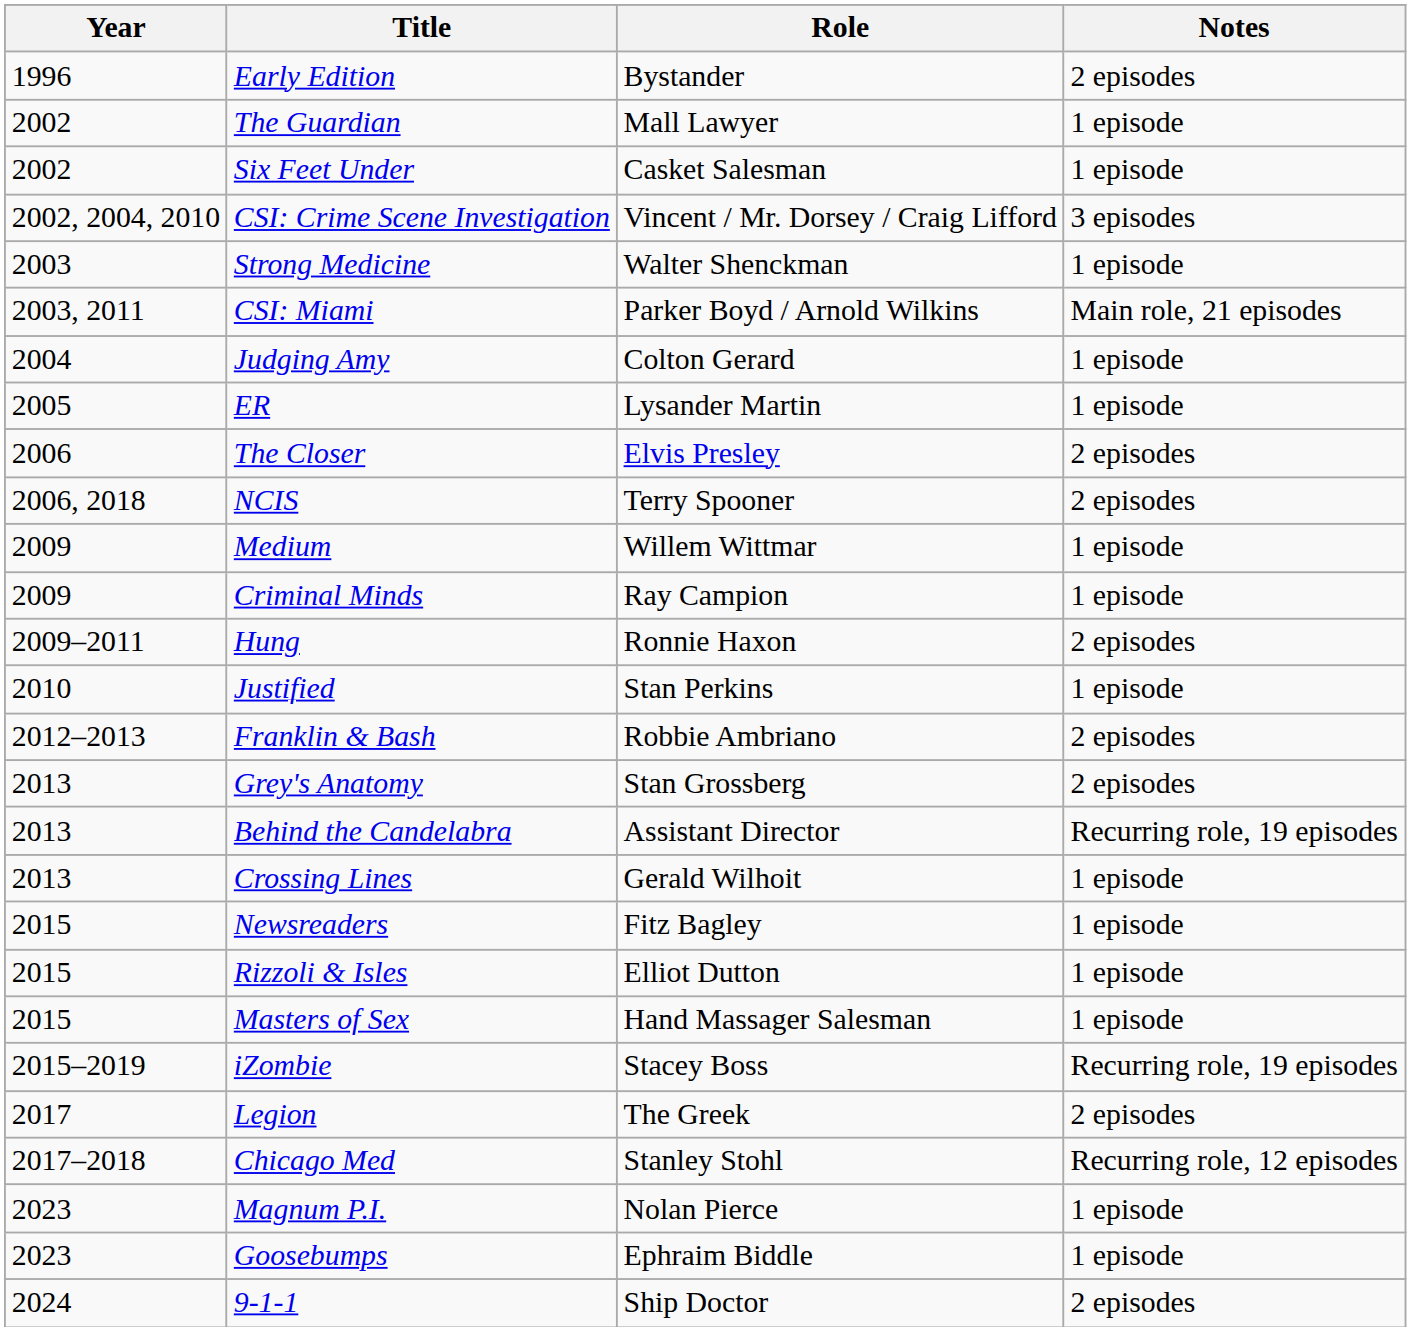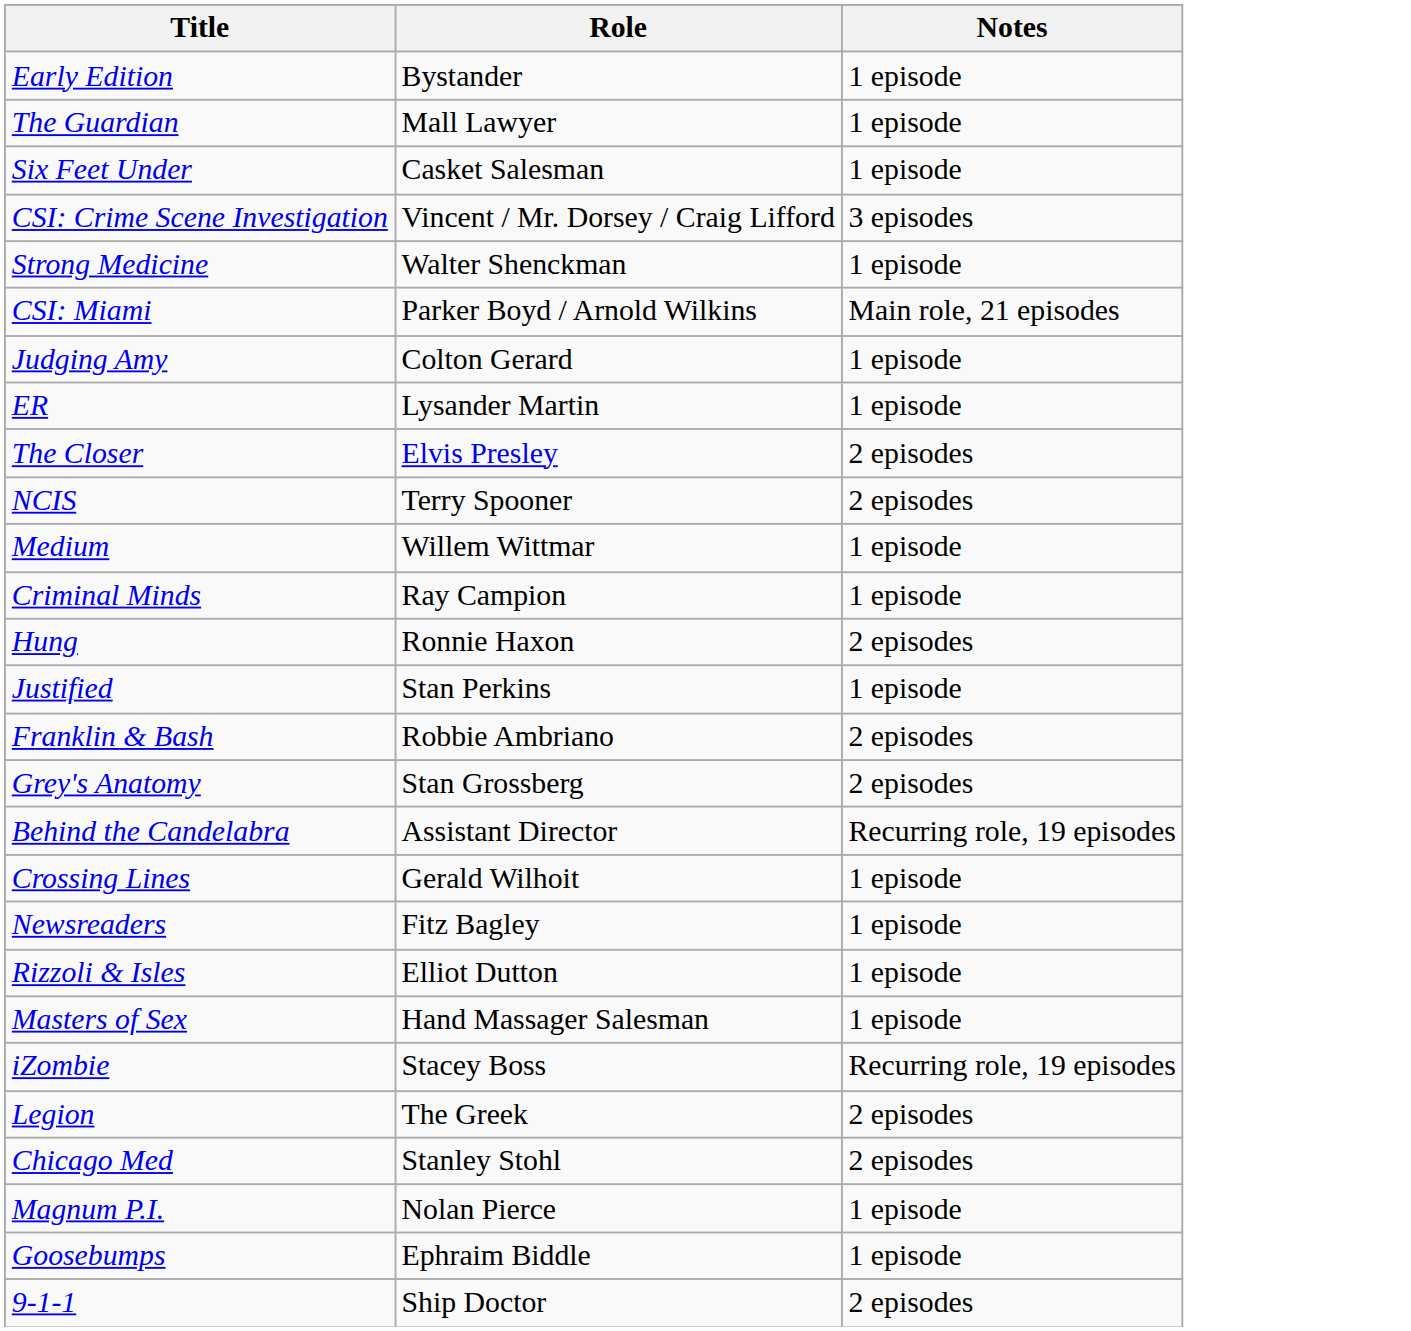- column: (116, 28)
(1133, 75) 2 episodes -> (905, 75) 1 episode
(1234, 1160) Recurring role, 12 episodes -> (911, 1160) 2 episodes
